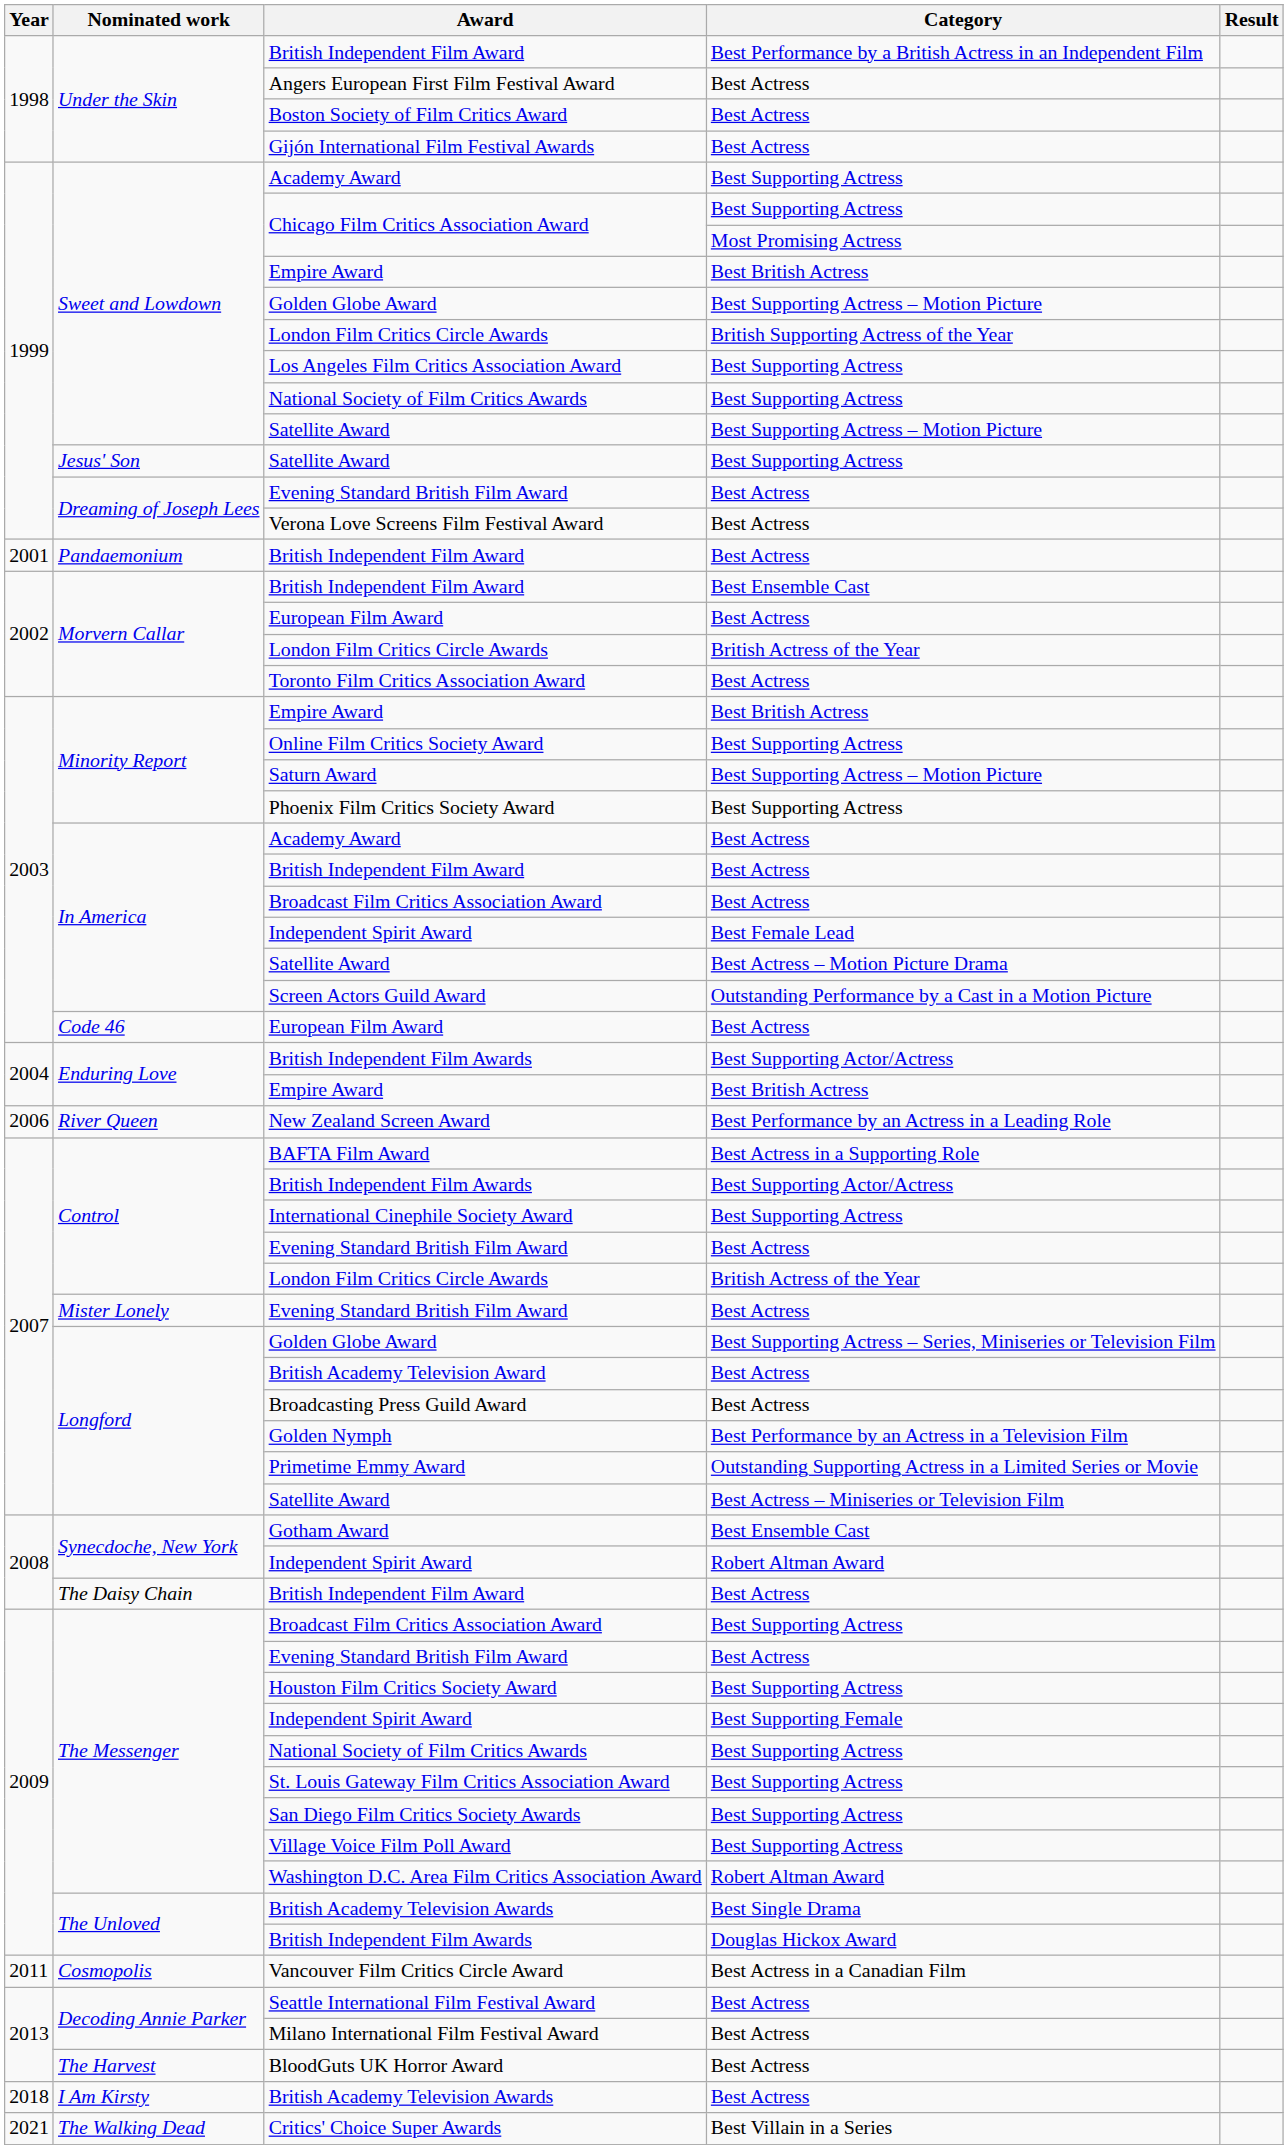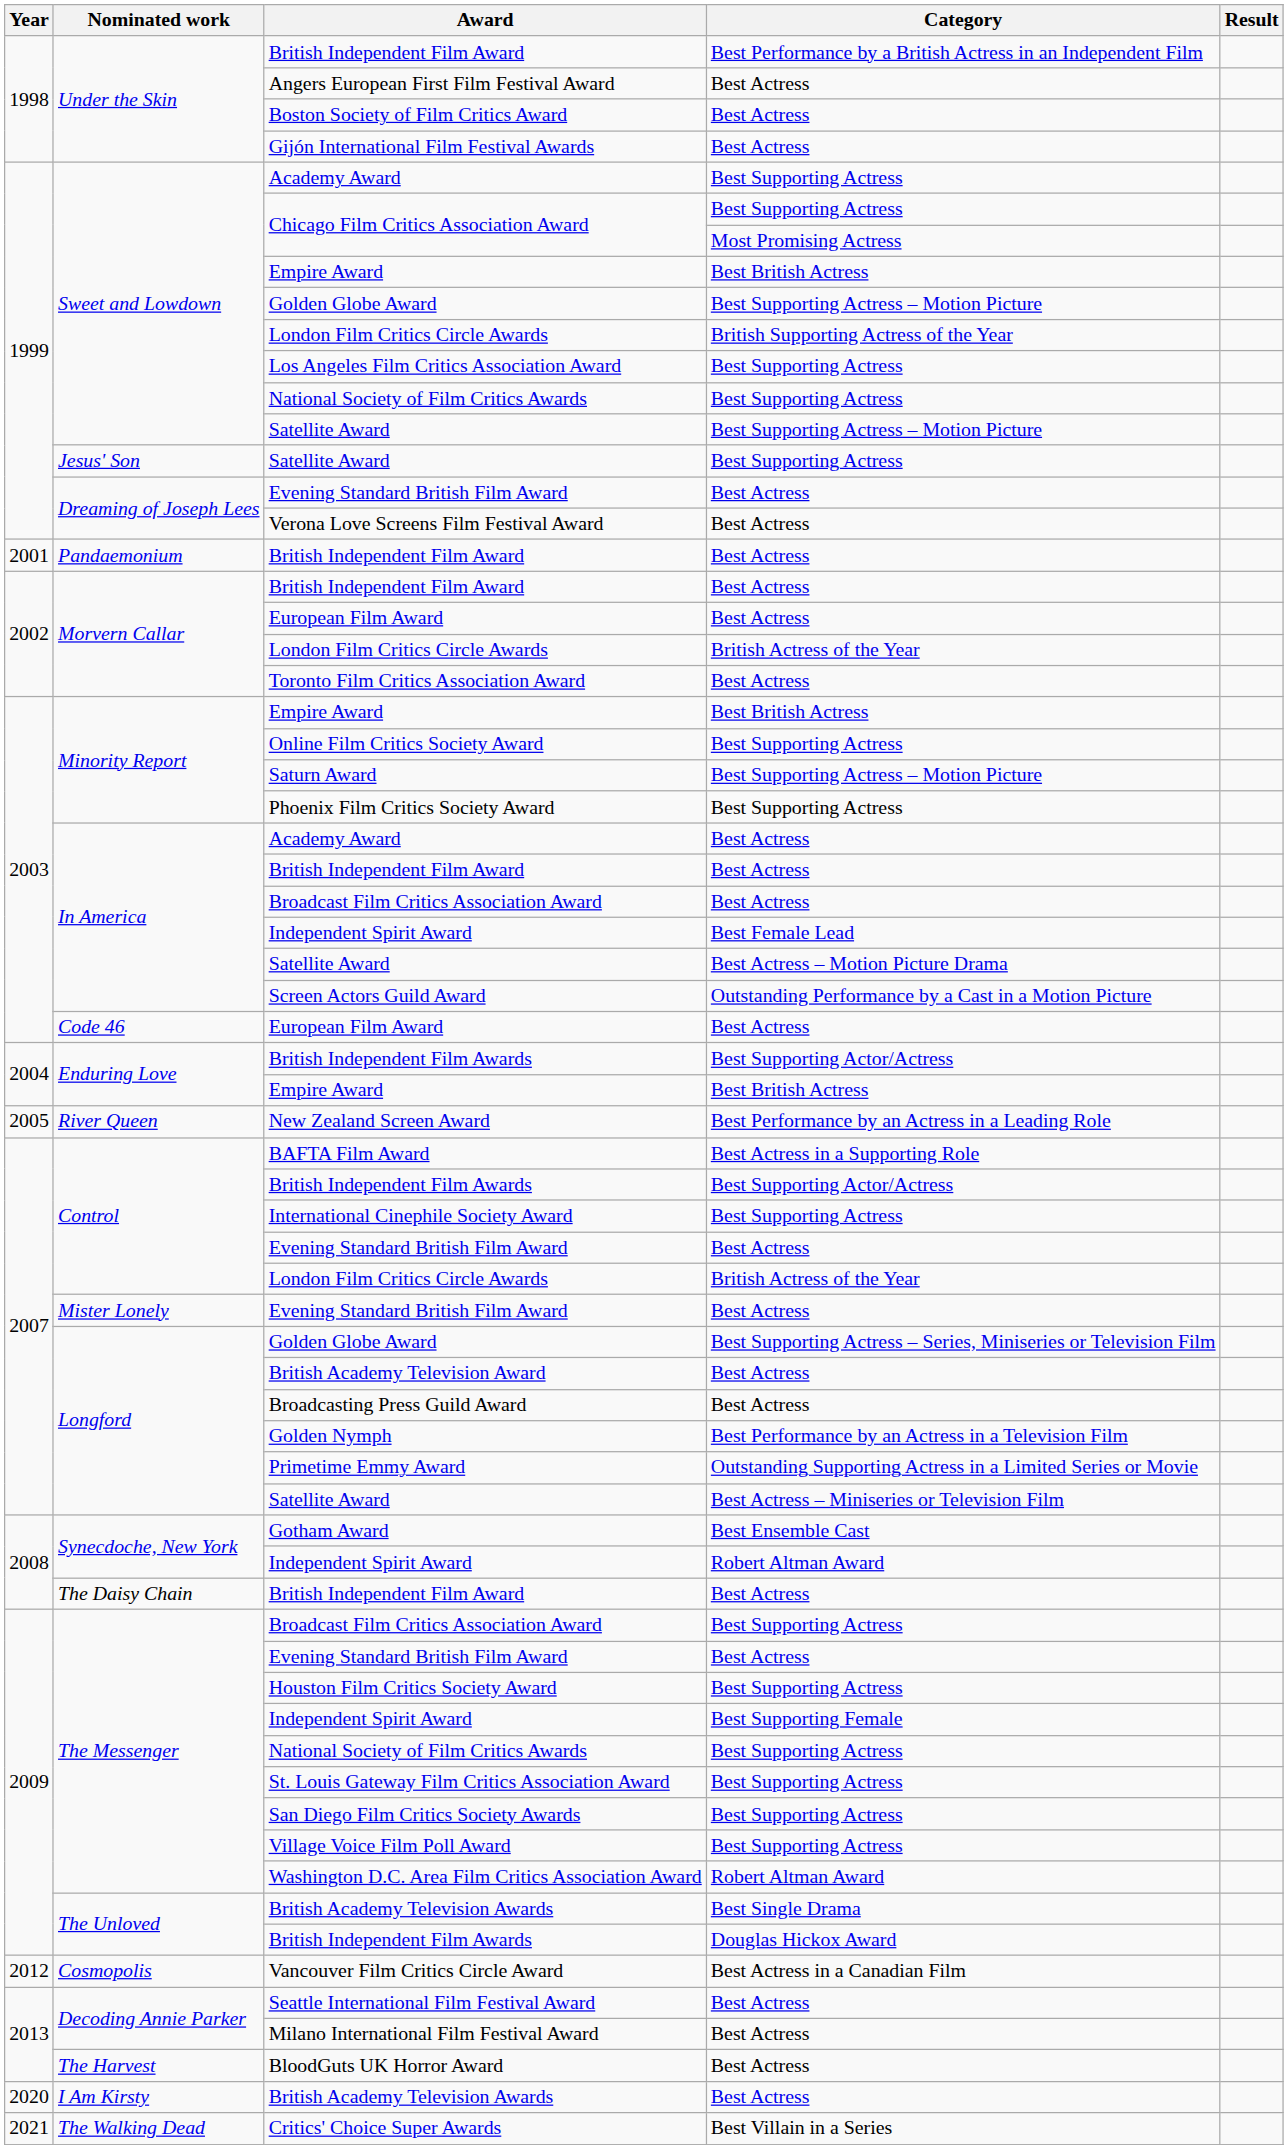(790, 586) Best Ensemble Cast -> (760, 586) Best Actress
(29, 1121) 2006 -> (29, 1121) 2005
(29, 1971) 2011 -> (29, 1971) 2012
(29, 2096) 2018 -> (29, 2096) 2020
